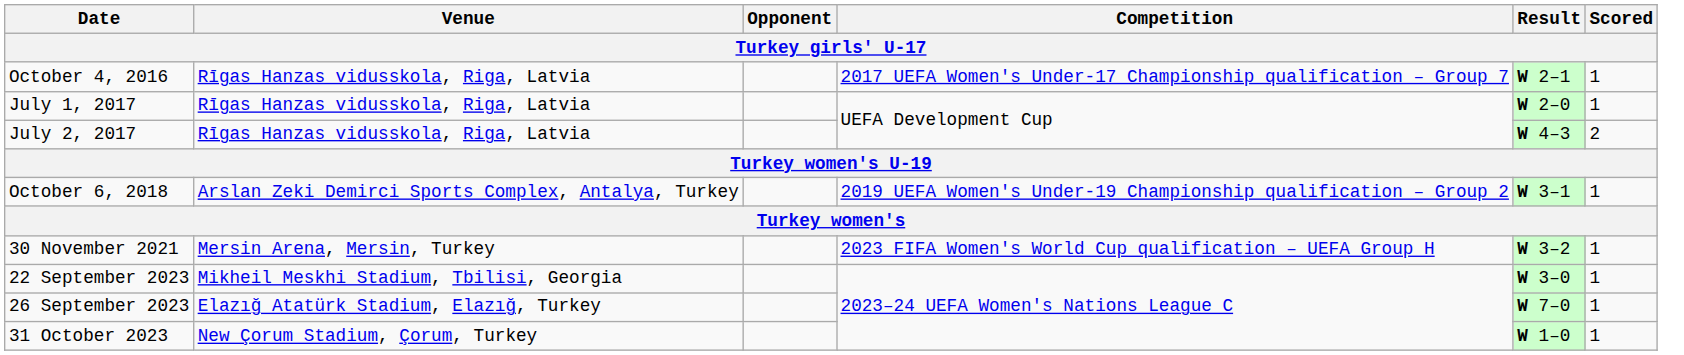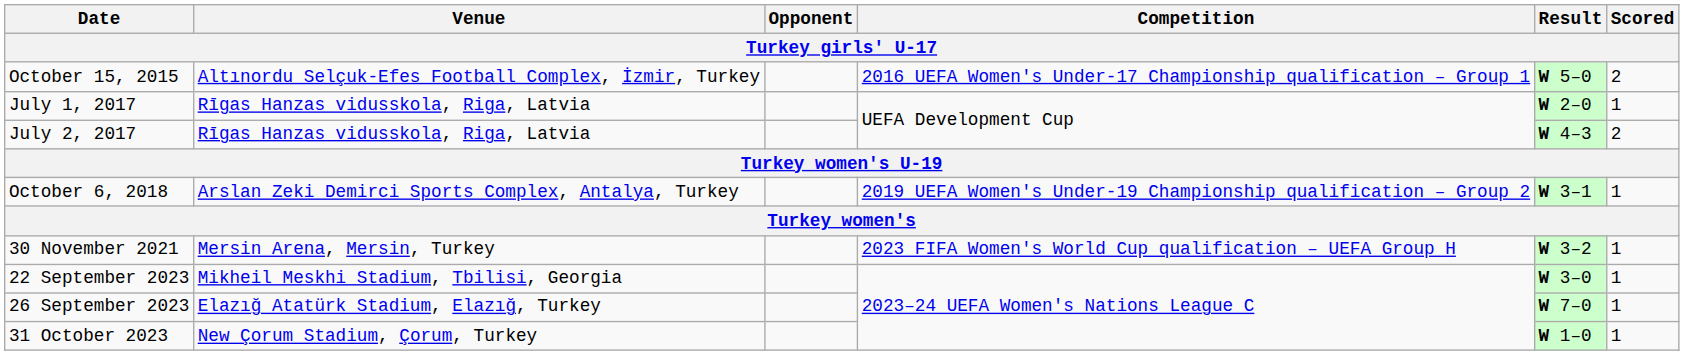+ row: (94, 77)
- row: (88, 77)
